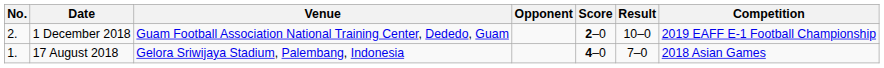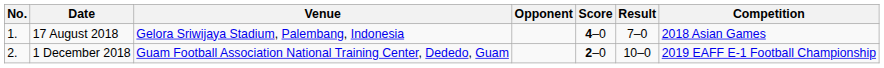rows swapped: (76, 53) <-> (82, 33)
